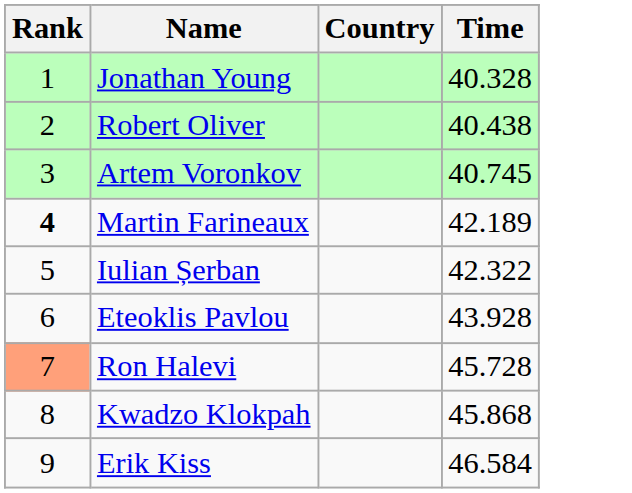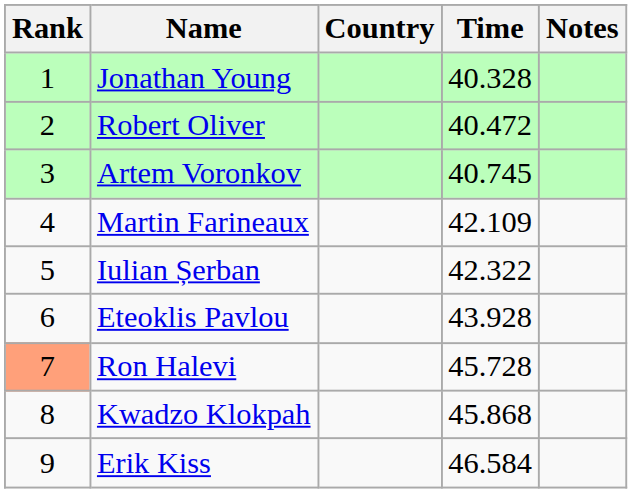+ column: (582, 28)
(490, 125) 40.438 -> (490, 125) 40.472
(47, 221) bold -> (47, 221) normal
(490, 221) 42.189 -> (490, 221) 42.109
